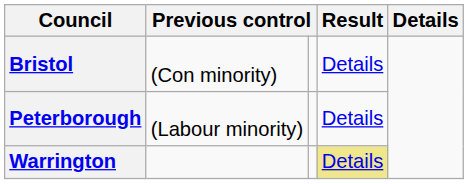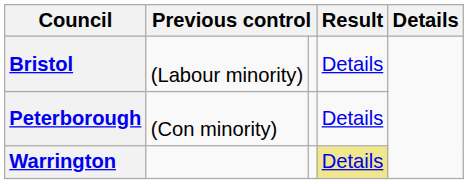(214, 75) (Con minority) -> (227, 75) (Labour minority)
(227, 129) (Labour minority) -> (214, 129) (Con minority)
